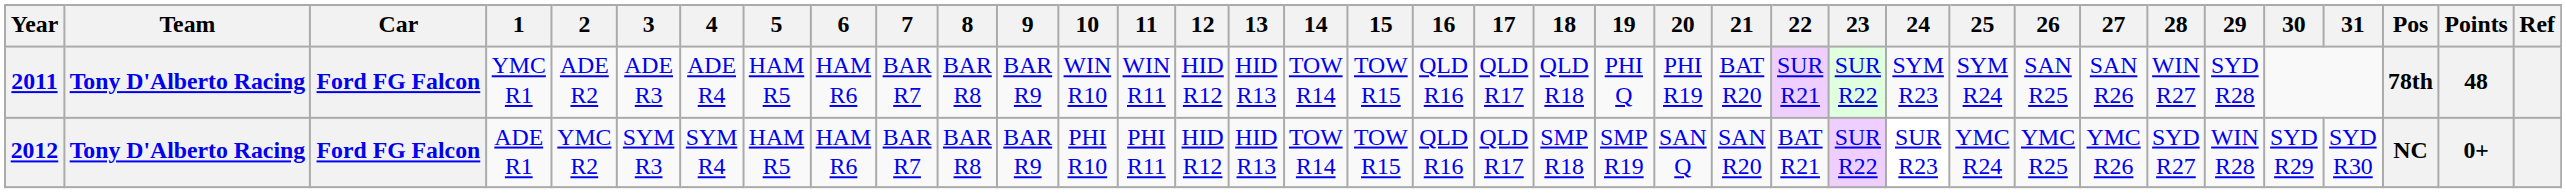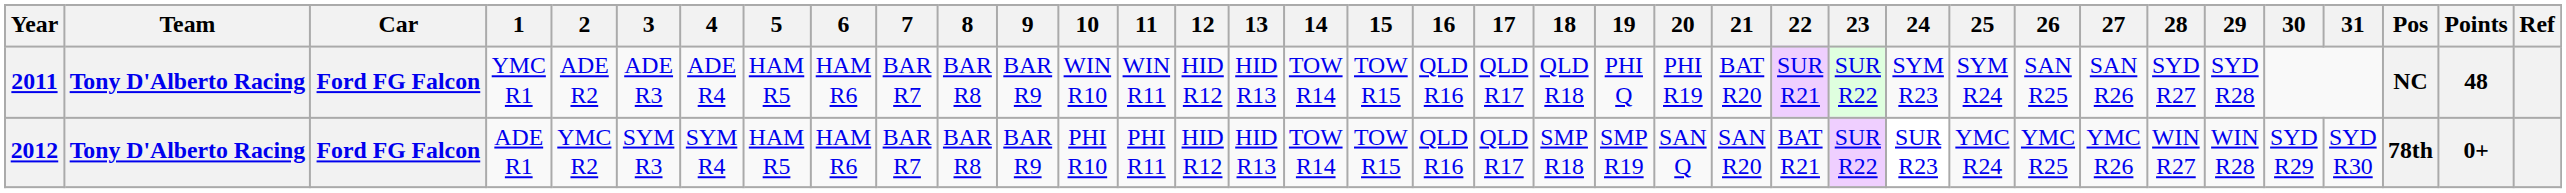(2176, 81) WIN R27 -> (2176, 81) SYD R27
(2411, 81) 78th -> (2411, 81) NC
(2176, 151) SYD R27 -> (2176, 151) WIN R27
(2411, 151) NC -> (2411, 151) 78th
